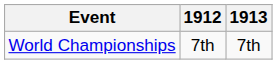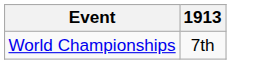- column: (203, 18)
